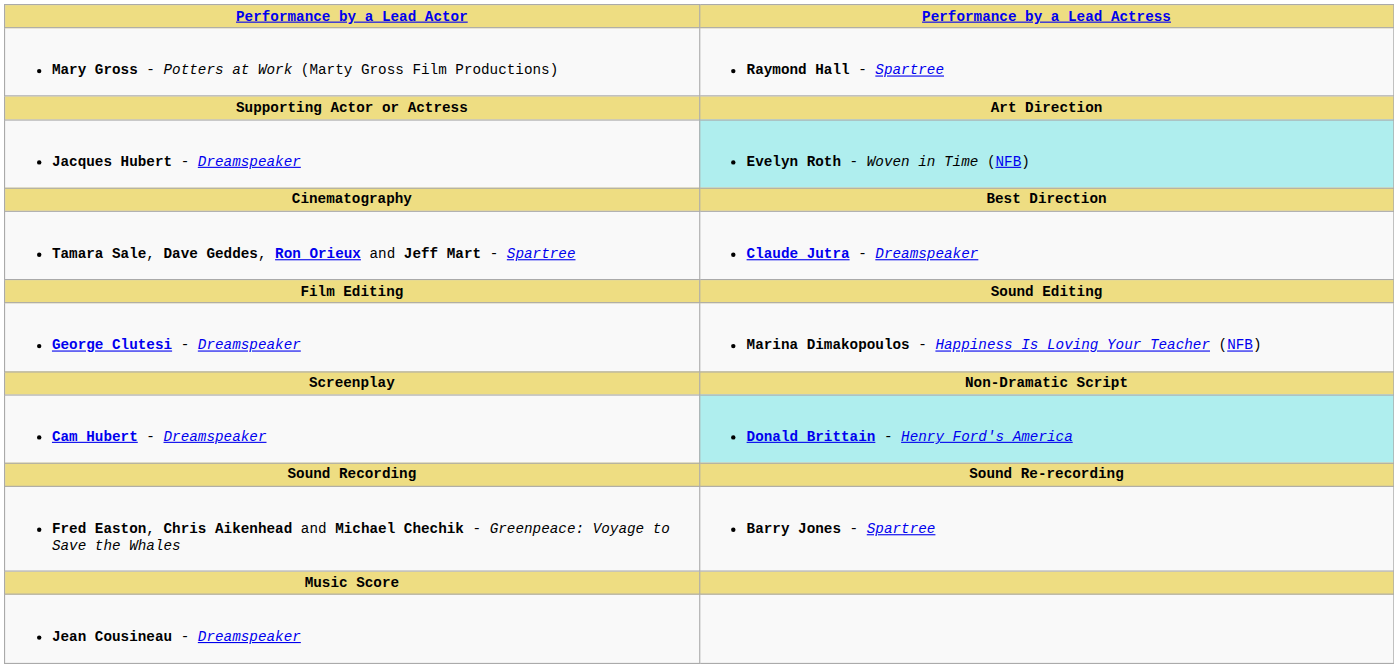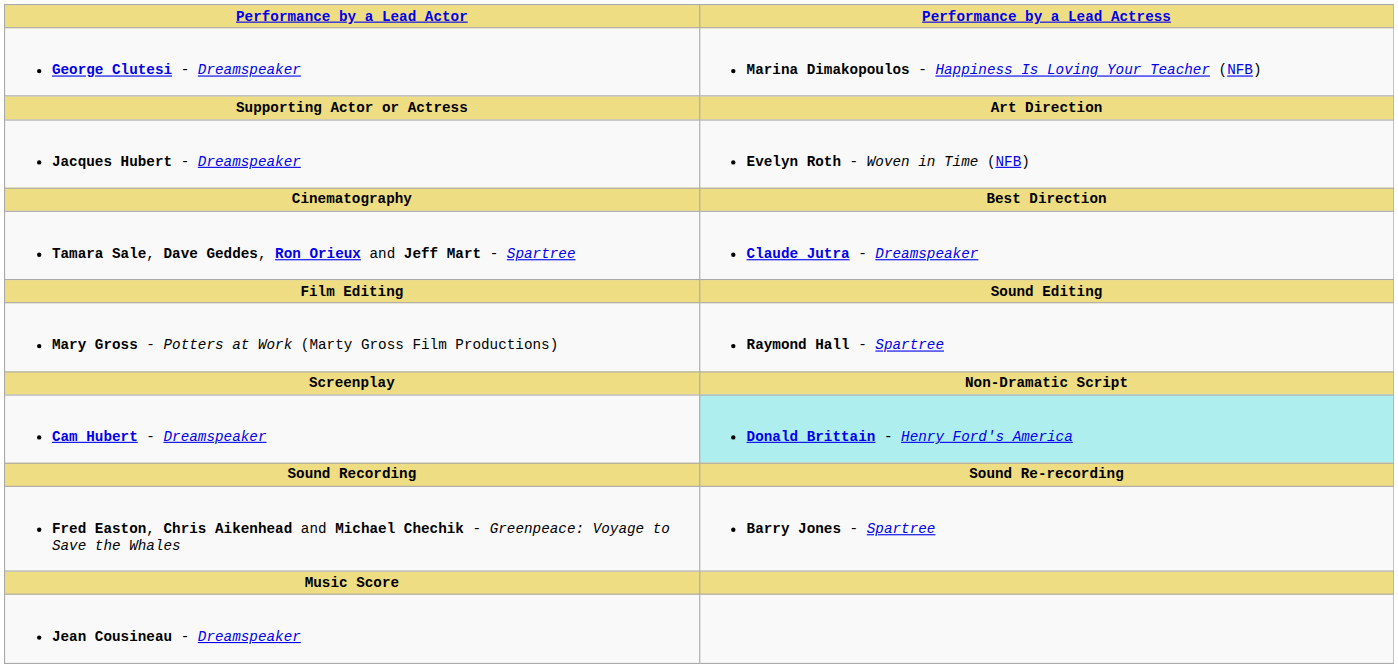rows swapped: (352, 345) <-> (352, 70)
(1047, 162) paleturquoise background -> (1047, 162) no background
